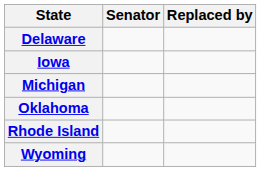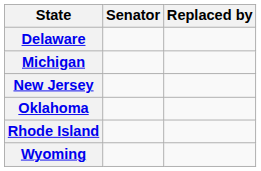- row: (54, 62)
+ row: (54, 85)
